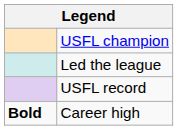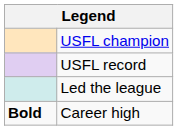rows swapped: (103, 88) <-> (111, 64)
